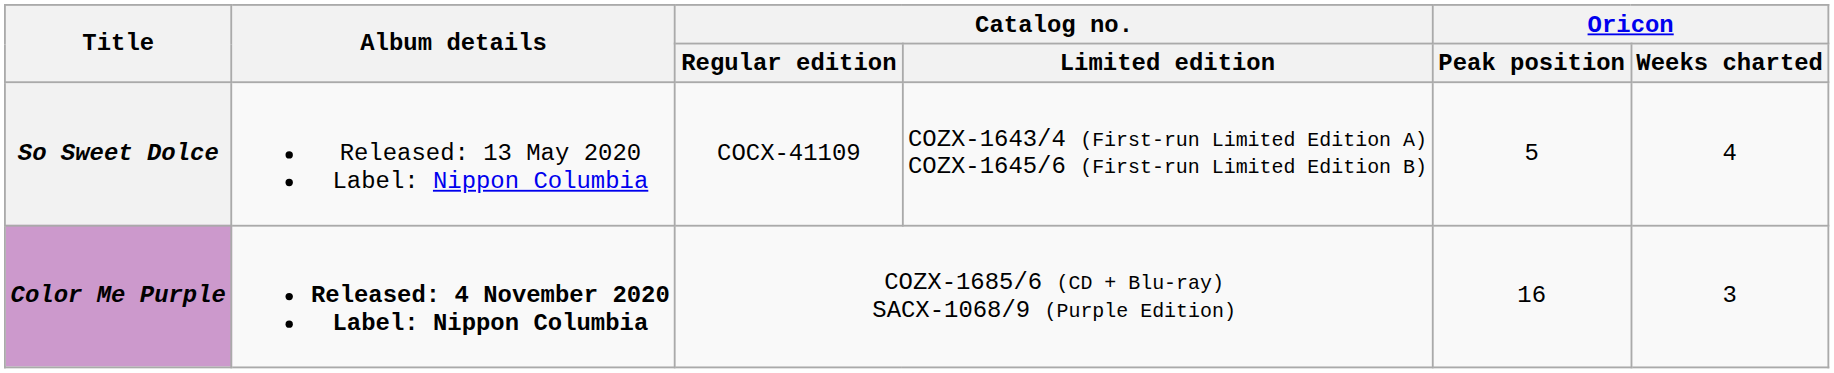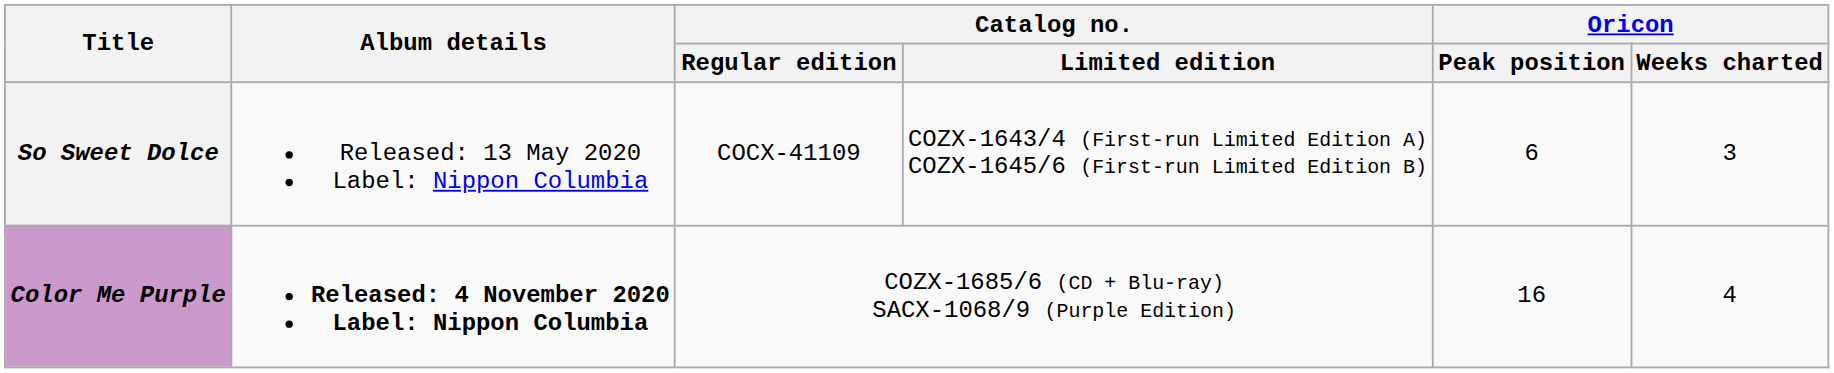(1532, 154) 5 -> (1532, 154) 6
(1730, 154) 4 -> (1730, 154) 3
(1730, 296) 3 -> (1730, 296) 4
